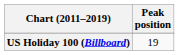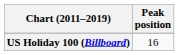(153, 42) 19 -> (153, 42) 16
